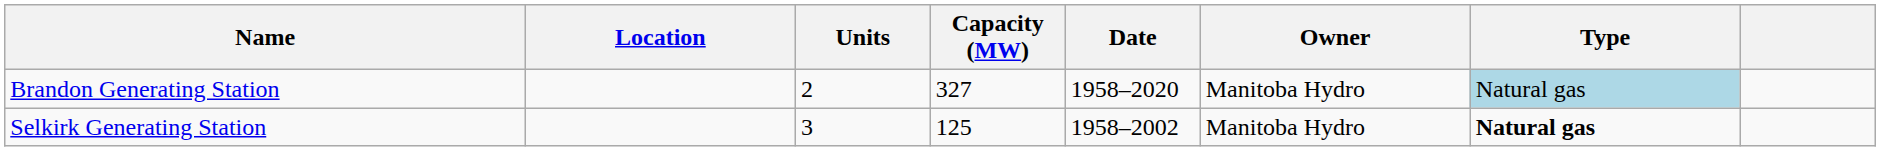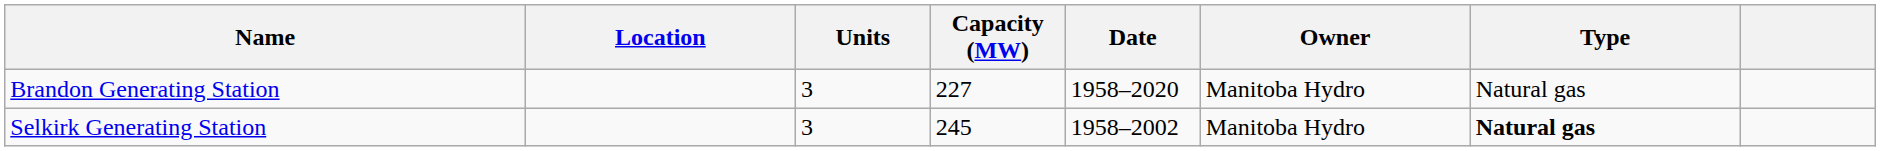(807, 88) 2 -> (807, 88) 3
(954, 88) 327 -> (954, 88) 227
(1531, 88) lightblue background -> (1531, 88) no background
(954, 126) 125 -> (954, 126) 245
